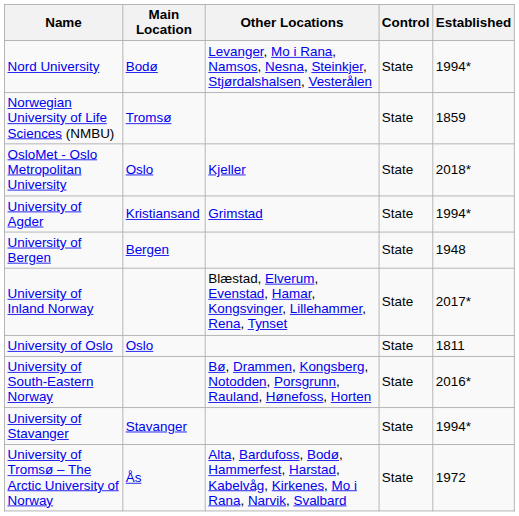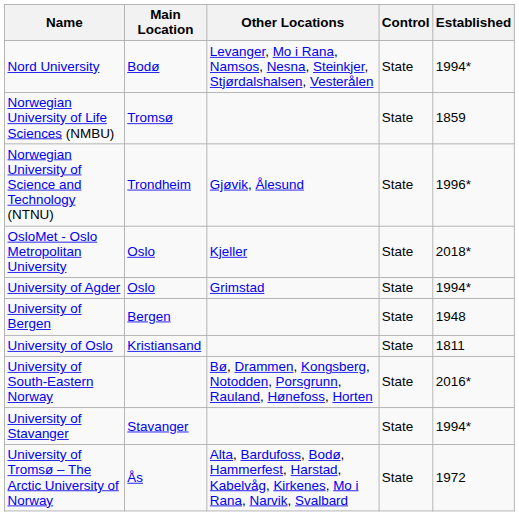+ row: (45, 184)
(163, 213) Kristiansand -> (141, 288) Oslo
- row: (50, 301)
(139, 345) Oslo -> (164, 345) Kristiansand
